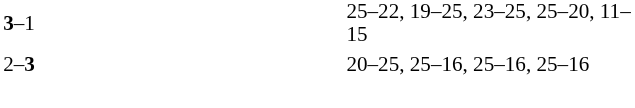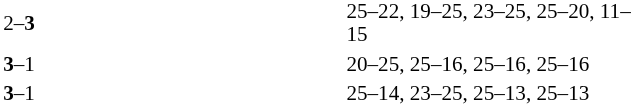(19, 22) 3–1 -> (19, 22) 2–3
(19, 63) 2–3 -> (19, 63) 3–1
+ row: (468, 92)
